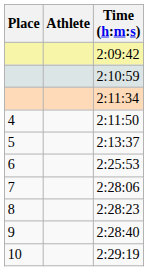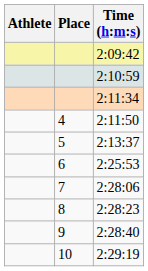columns swapped: (24, 23) <-> (68, 23)
